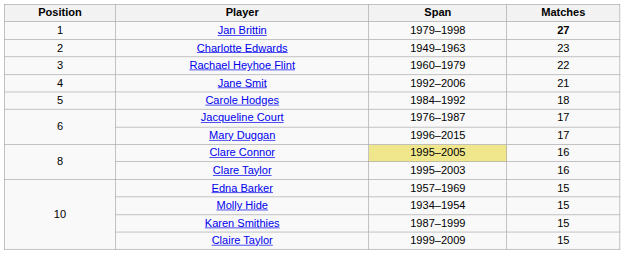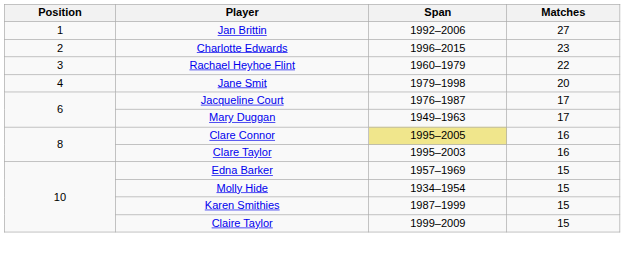(438, 30) 1979–1998 -> (438, 30) 1992–2006
(563, 30) bold -> (563, 30) normal
(438, 48) 1949–1963 -> (438, 48) 1996–2015
(438, 83) 1992–2006 -> (438, 83) 1979–1998
(563, 83) 21 -> (563, 83) 20
- row: (242, 100)
(438, 135) 1996–2015 -> (438, 118) 1949–1963
